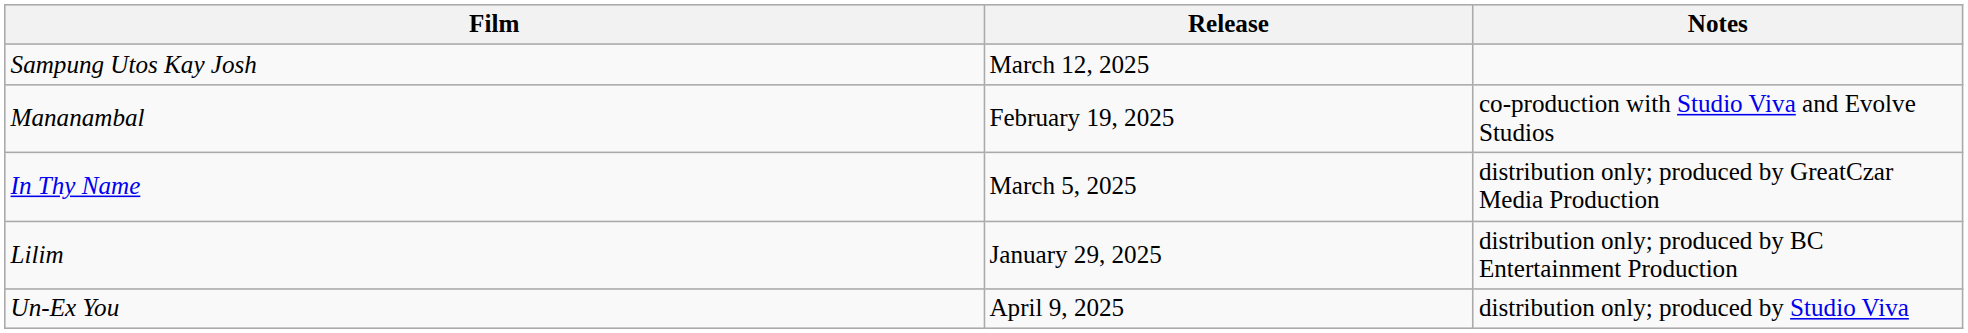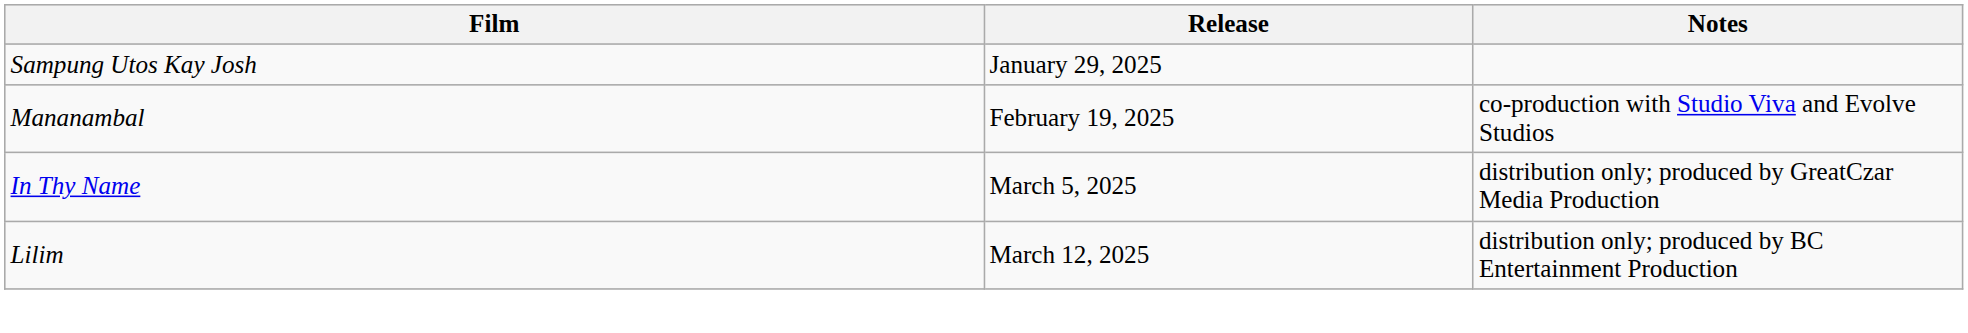(1069, 64) March 12, 2025 -> (1076, 64) January 29, 2025
(1076, 254) January 29, 2025 -> (1069, 254) March 12, 2025
- row: (65, 308)
